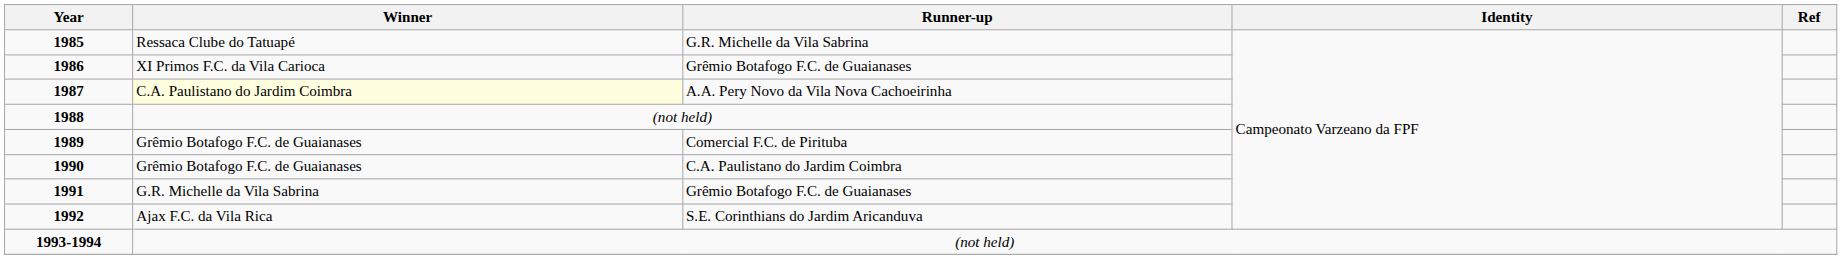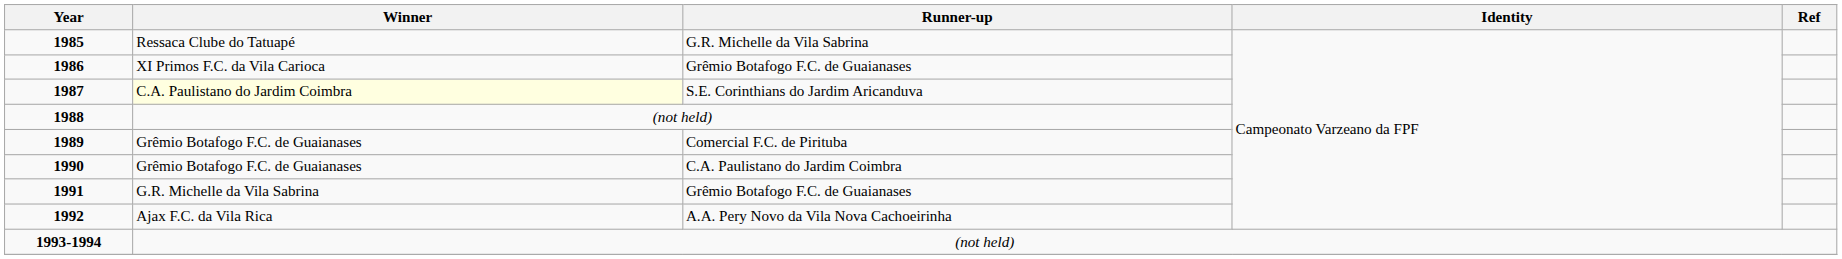(819, 92) A.A. Pery Novo da Vila Nova Cachoeirinha -> (804, 92) S.E. Corinthians do Jardim Aricanduva
(804, 216) S.E. Corinthians do Jardim Aricanduva -> (819, 216) A.A. Pery Novo da Vila Nova Cachoeirinha
